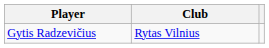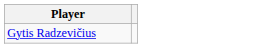- column: (195, 14)
